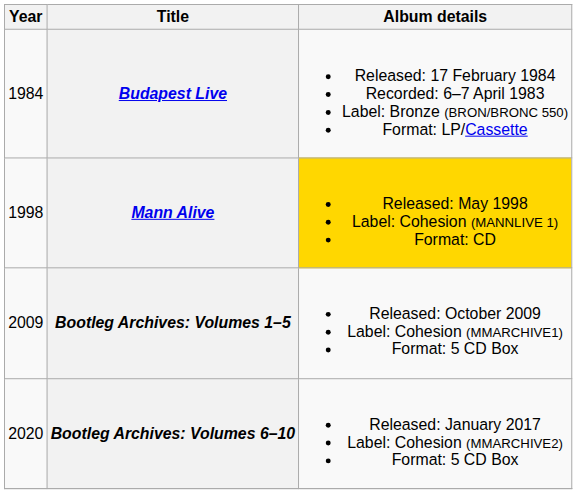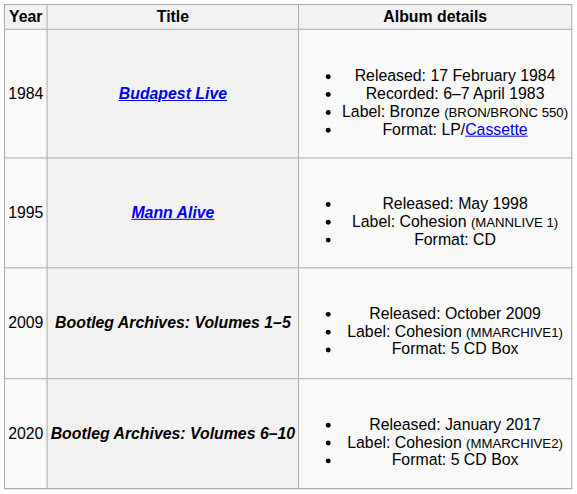(26, 212) 1998 -> (26, 212) 1995
(435, 222) gold background -> (435, 222) no background
